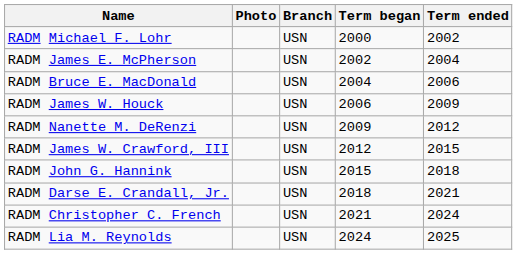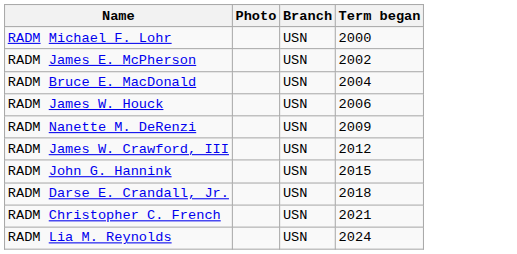- column: (468, 16)
